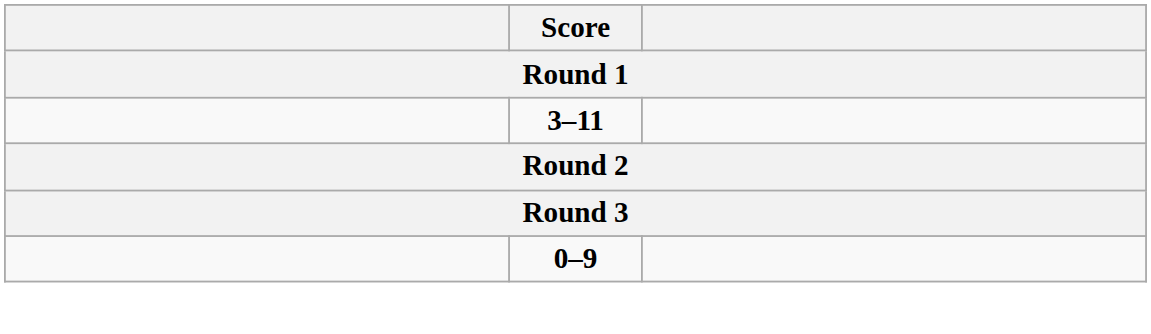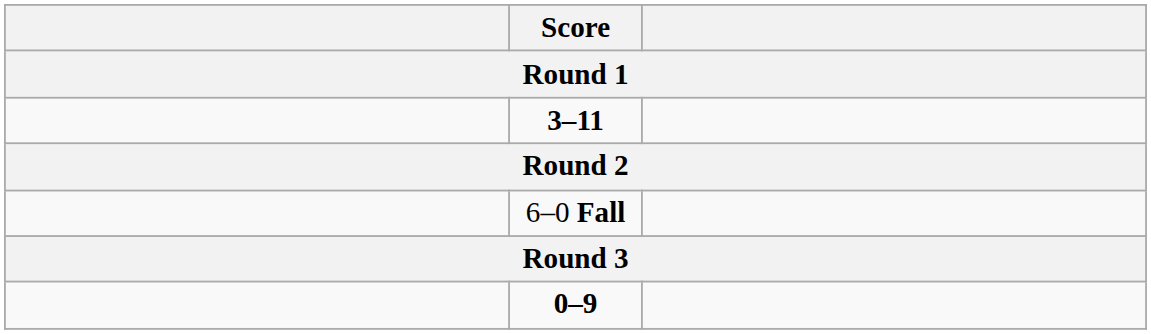+ row: (576, 212)
